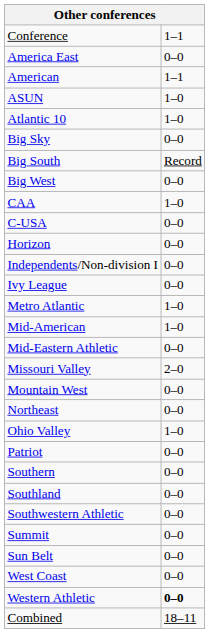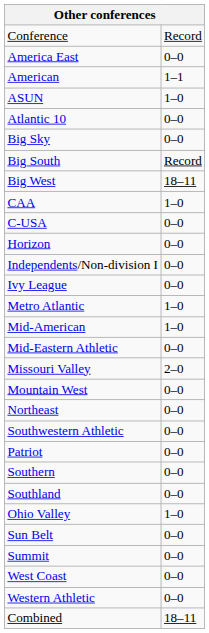(174, 35) 1–1 -> (183, 35) Record
(174, 118) 1–0 -> (174, 118) 0–0
(174, 181) 0–0 -> (180, 181) 18–11
rows swapped: (39, 431) <-> (66, 514)
rows swapped: (28, 535) <-> (30, 555)
(174, 597) bold -> (174, 597) normal
